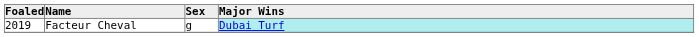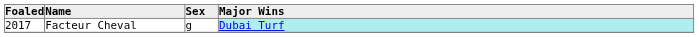(18, 25) 2019 -> (18, 25) 2017
